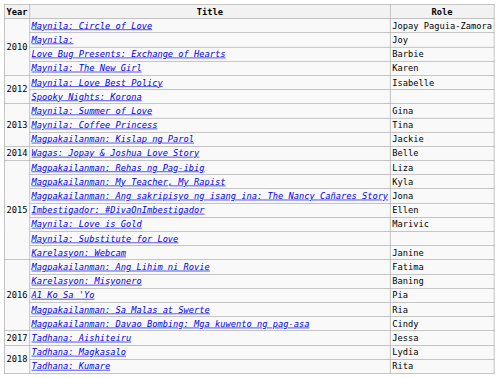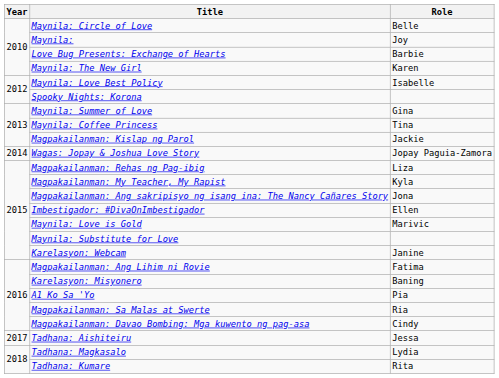(442, 26) Jopay Paguia-Zamora -> (405, 26) Belle
(405, 153) Belle -> (442, 153) Jopay Paguia-Zamora
